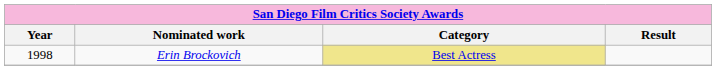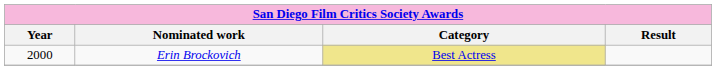(40, 55) 1998 -> (40, 55) 2000
